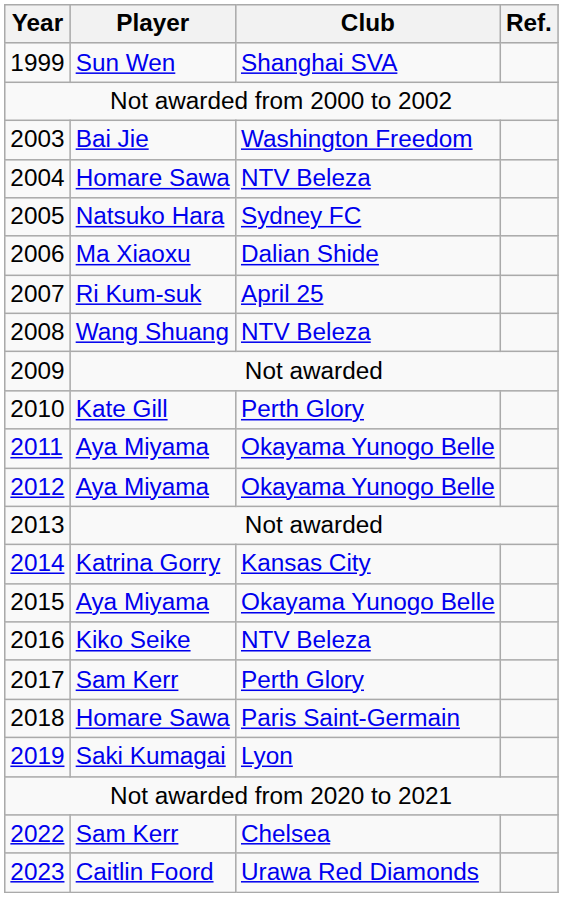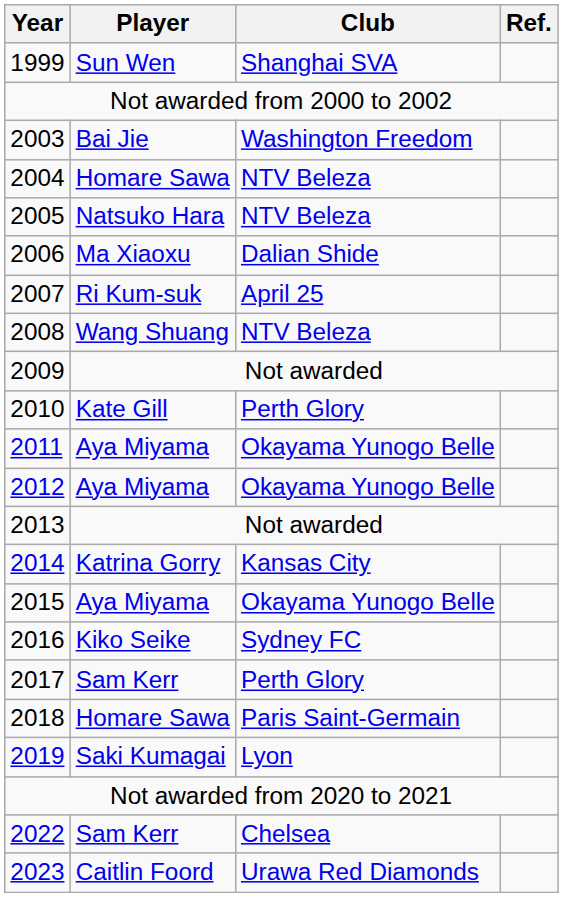(301, 216) Sydney FC -> (306, 216) NTV Beleza
(306, 640) NTV Beleza -> (301, 640) Sydney FC
